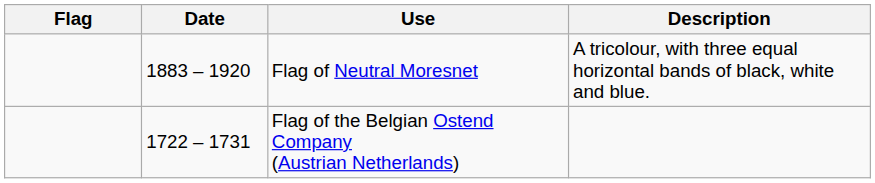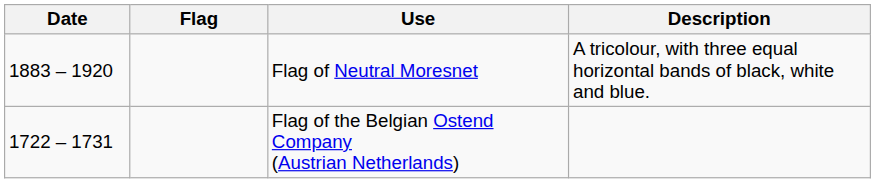columns swapped: (73, 19) <-> (205, 19)
